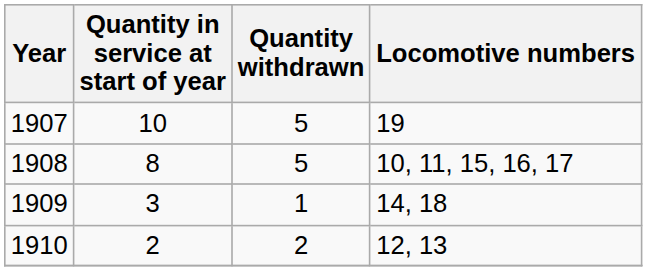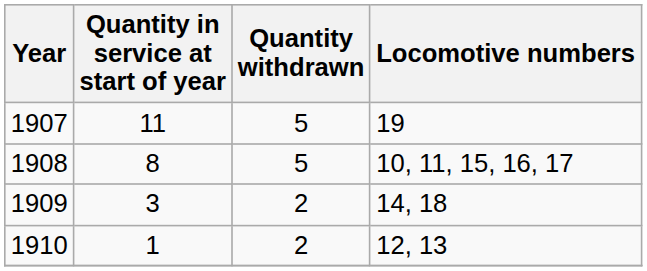(153, 123) 10 -> (153, 123) 11
(301, 204) 1 -> (301, 204) 2
(153, 244) 2 -> (153, 244) 1
